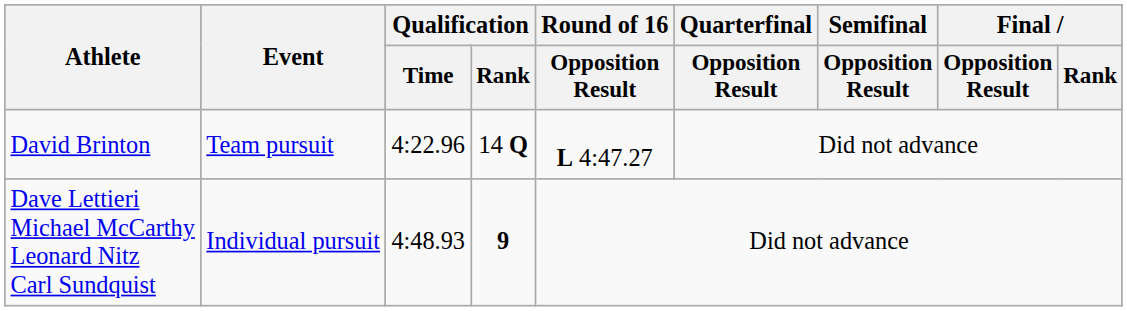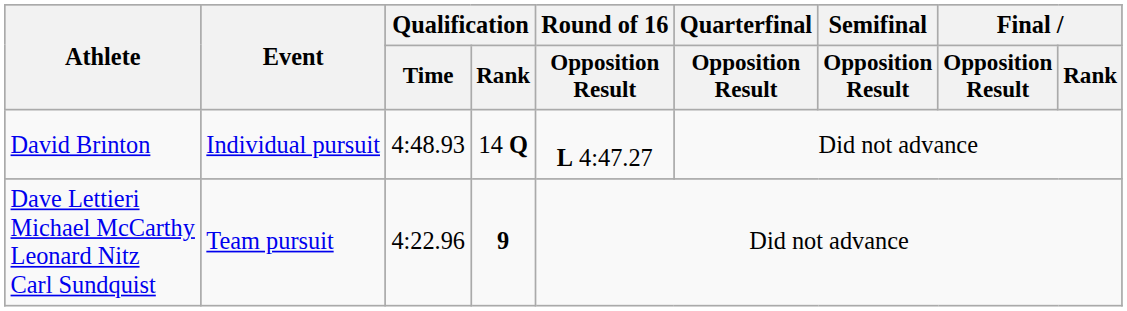(270, 144) Team pursuit -> (293, 144) Individual pursuit
(428, 144) 4:22.96 -> (428, 144) 4:48.93
(293, 242) Individual pursuit -> (270, 242) Team pursuit
(428, 242) 4:48.93 -> (428, 242) 4:22.96
